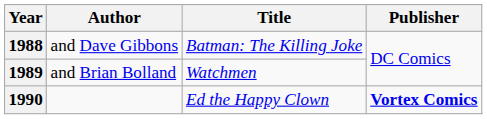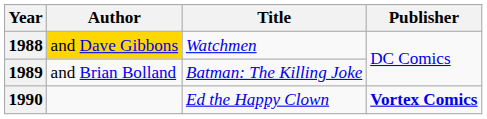(114, 45) no background -> (114, 45) gold background
(274, 45) Batman: The Killing Joke -> (221, 45) Watchmen
(221, 72) Watchmen -> (274, 72) Batman: The Killing Joke
